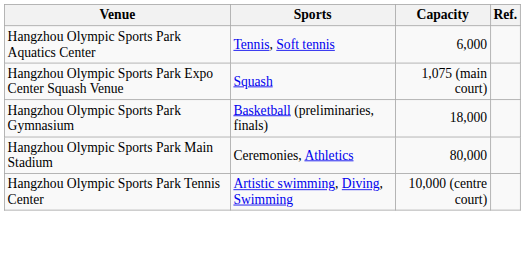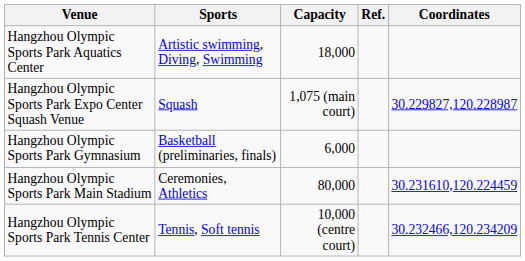+ column: (454, 15)
(284, 44) Tennis, Soft tennis -> (211, 52) Artistic swimming, Diving, Swimming
(472, 44) 6,000 -> (336, 52) 18,000
(468, 118) 18,000 -> (340, 148) 6,000
(308, 191) Artistic swimming, Diving, Swimming -> (209, 230) Tennis, Soft tennis
